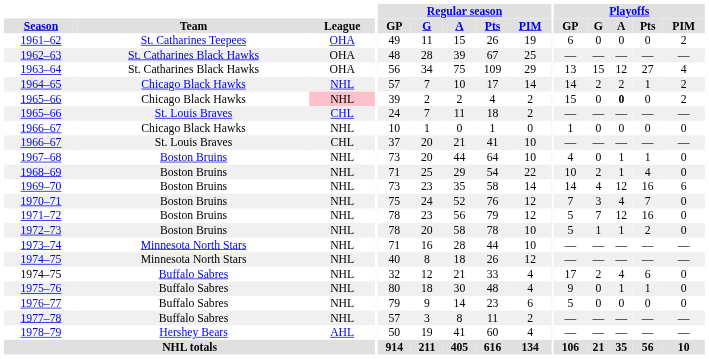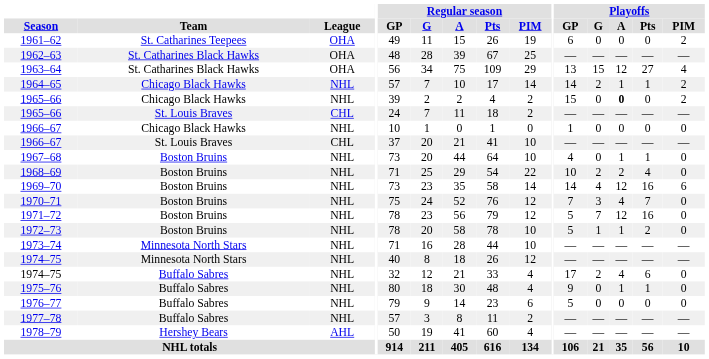(621, 84) 2 -> (621, 84) 1
(342, 99) pink background -> (342, 99) no background
(621, 172) 1 -> (621, 172) 2
